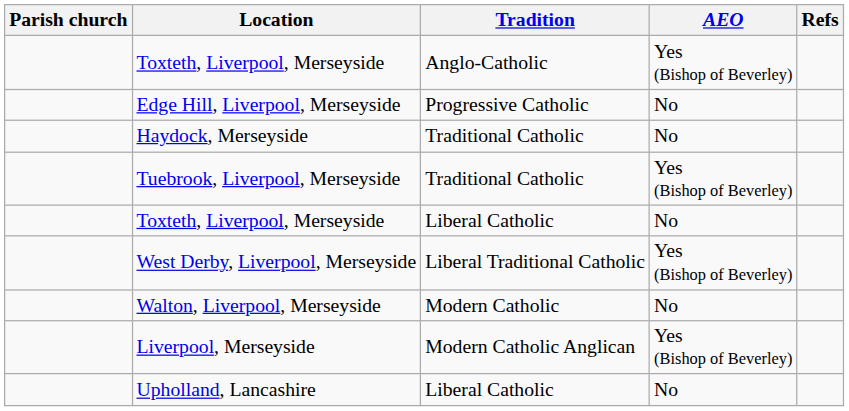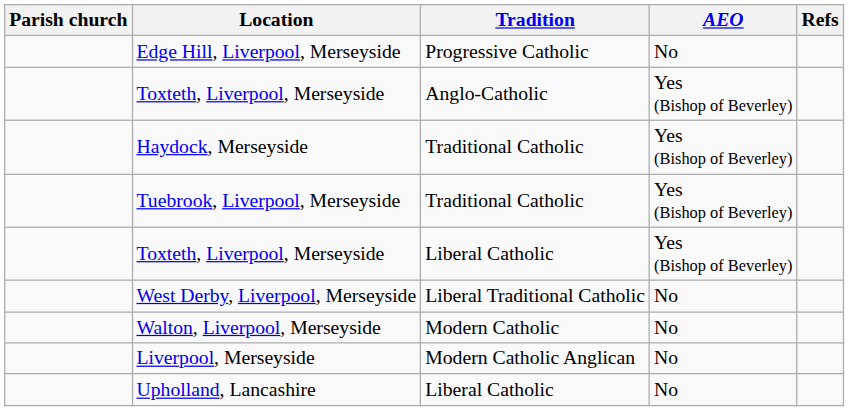rows swapped: (260, 62) <-> (268, 104)
(666, 135) No -> (723, 146) Yes (Bishop of Beverley)
(666, 220) No -> (723, 253) Yes (Bishop of Beverley)
(723, 262) Yes (Bishop of Beverley) -> (666, 295) No
(723, 347) Yes (Bishop of Beverley) -> (666, 358) No
